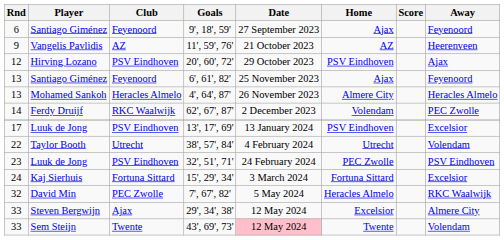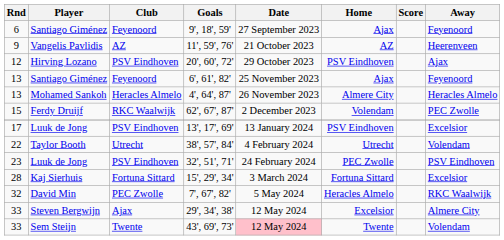(16, 111) 14 -> (16, 111) 15
(16, 177) 24 -> (16, 177) 28
